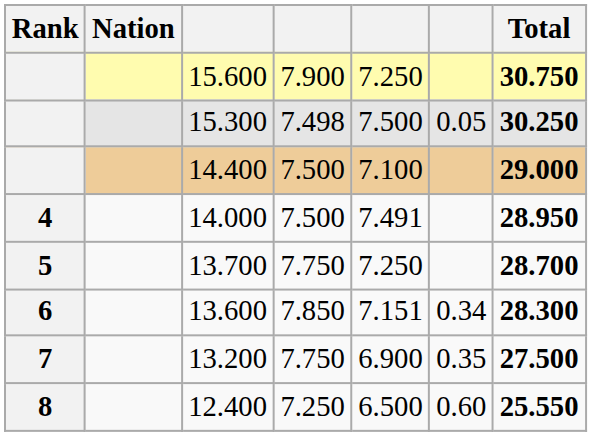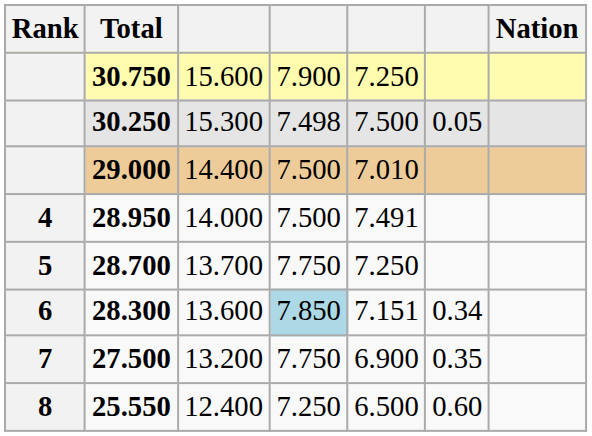columns swapped: (133, 28) <-> (539, 28)
(391, 170) 7.100 -> (387, 170) 7.010
(313, 312) no background -> (309, 312) lightblue background
